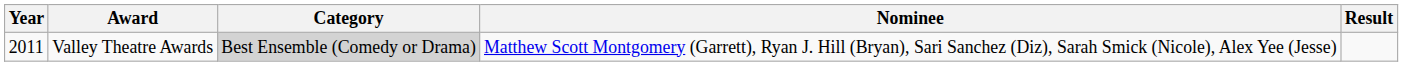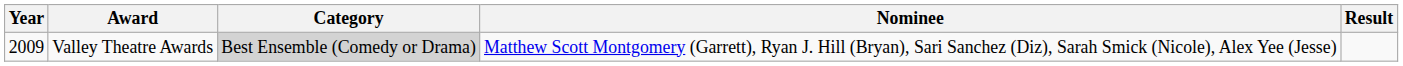(26, 46) 2011 -> (26, 46) 2009
